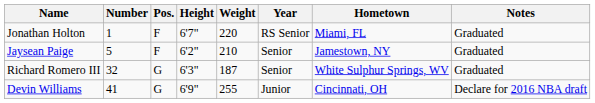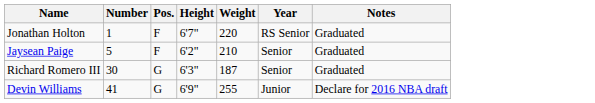- column: (382, 13)
(112, 70) 32 -> (112, 70) 30
